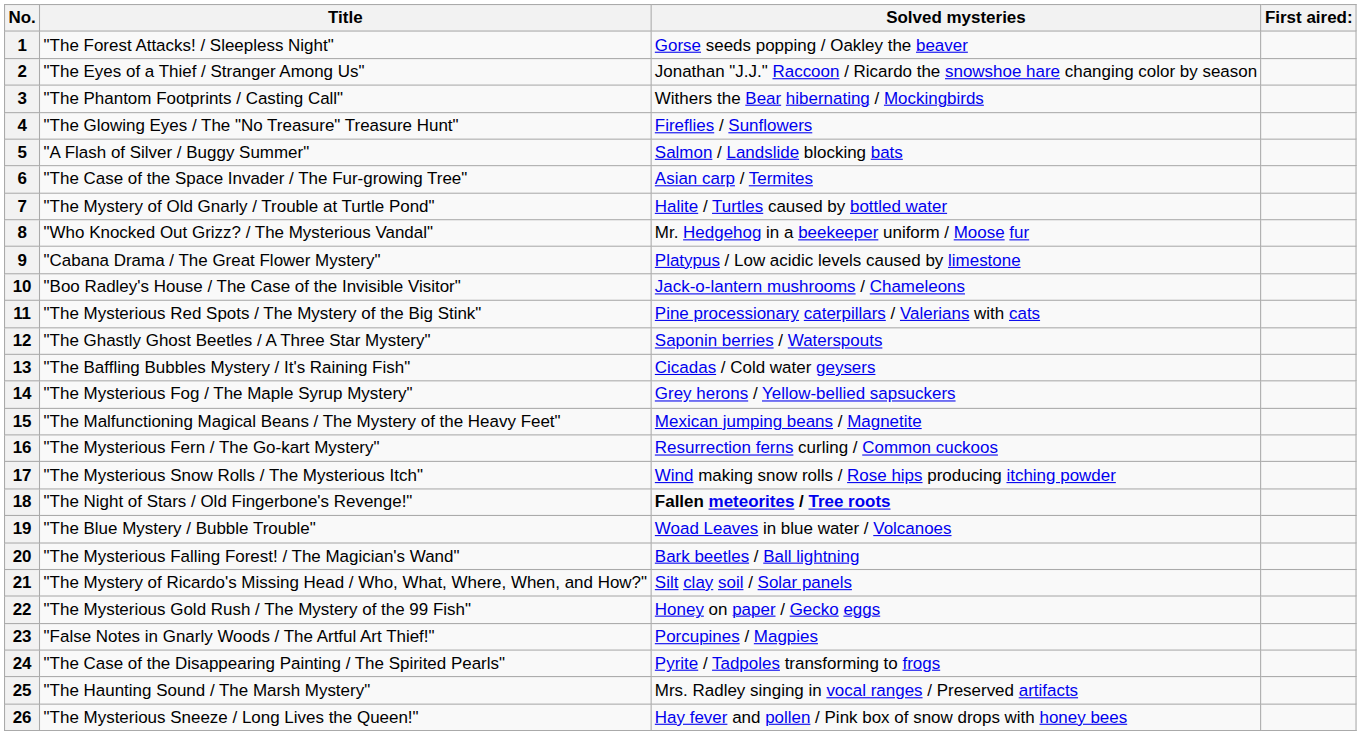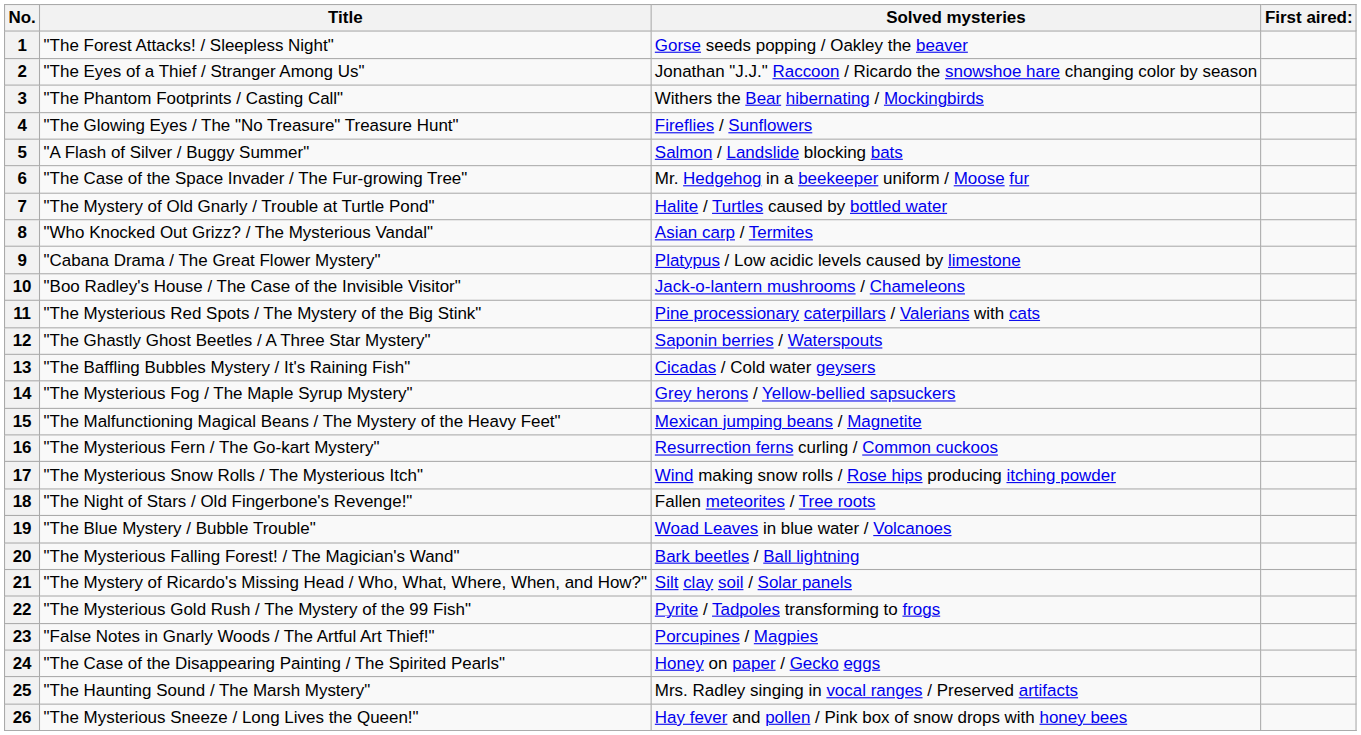(734, 179) Asian carp / Termites -> (842, 179) Mr. Hedgehog in a beekeeper uniform / Moose fur
(842, 233) Mr. Hedgehog in a beekeeper uniform / Moose fur -> (734, 233) Asian carp / Termites
(773, 502) bold -> (765, 502) normal
(768, 609) Honey on paper / Gecko eggs -> (798, 609) Pyrite / Tadpoles transforming to frogs
(798, 663) Pyrite / Tadpoles transforming to frogs -> (768, 663) Honey on paper / Gecko eggs
